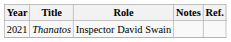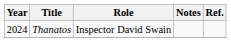(17, 29) 2021 -> (17, 29) 2024
